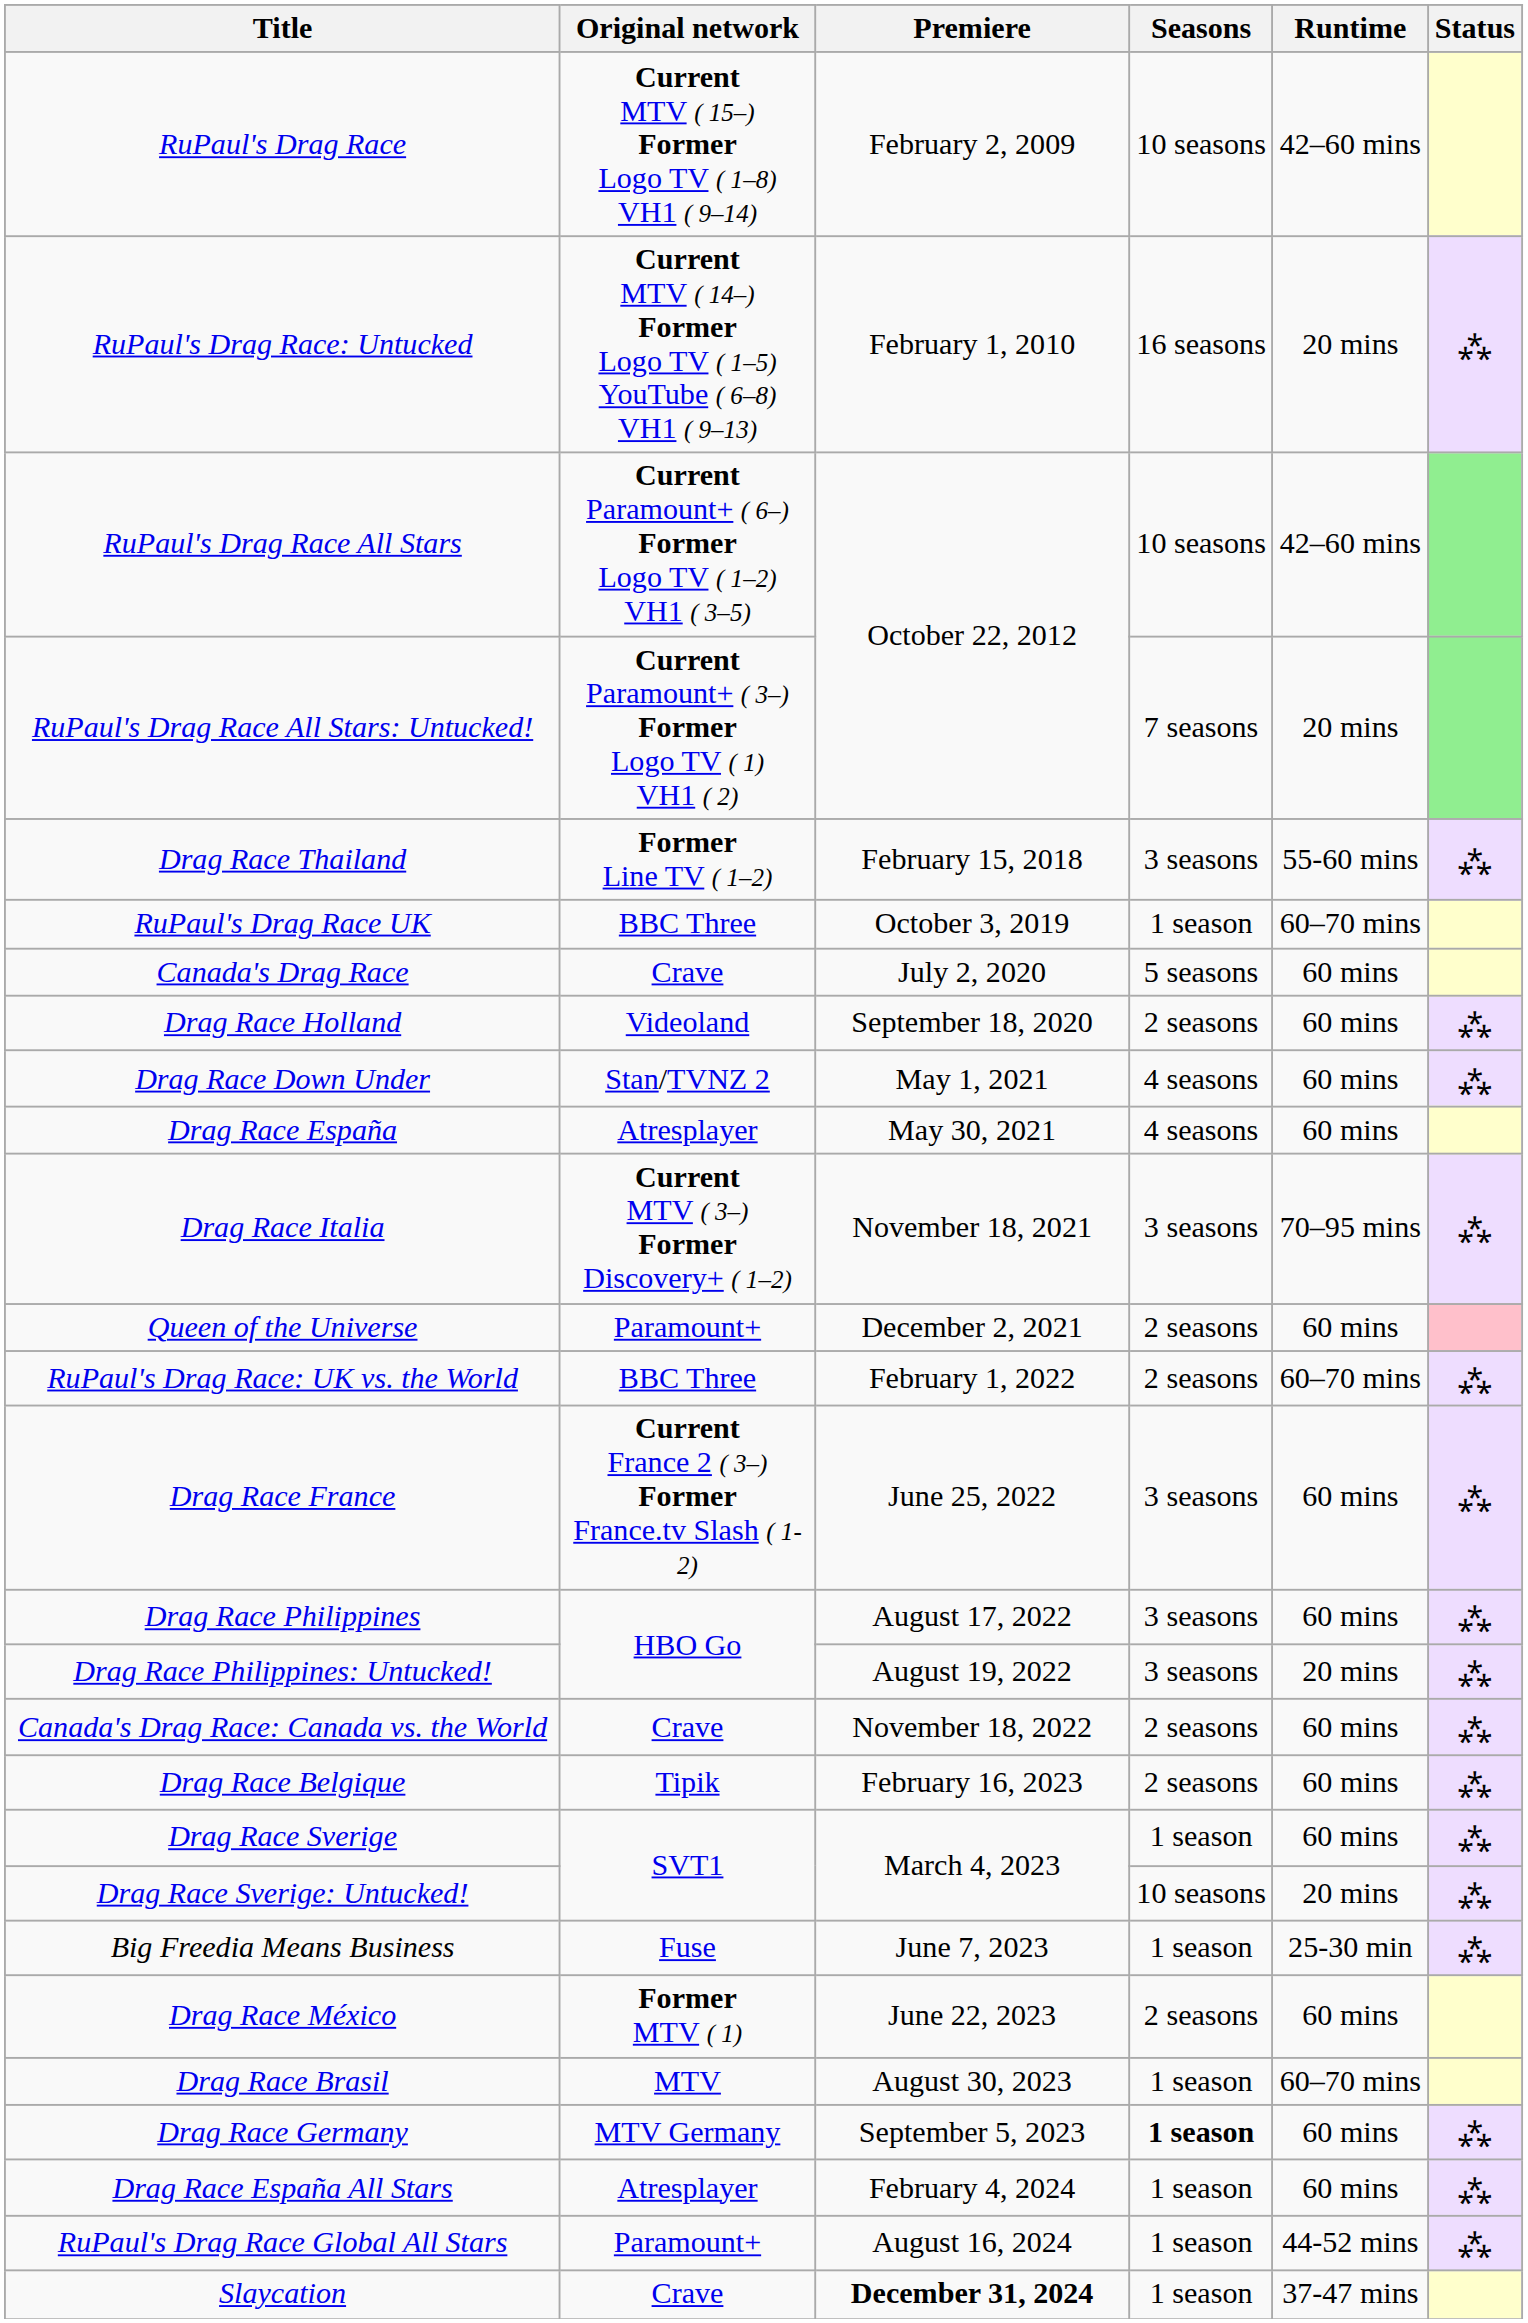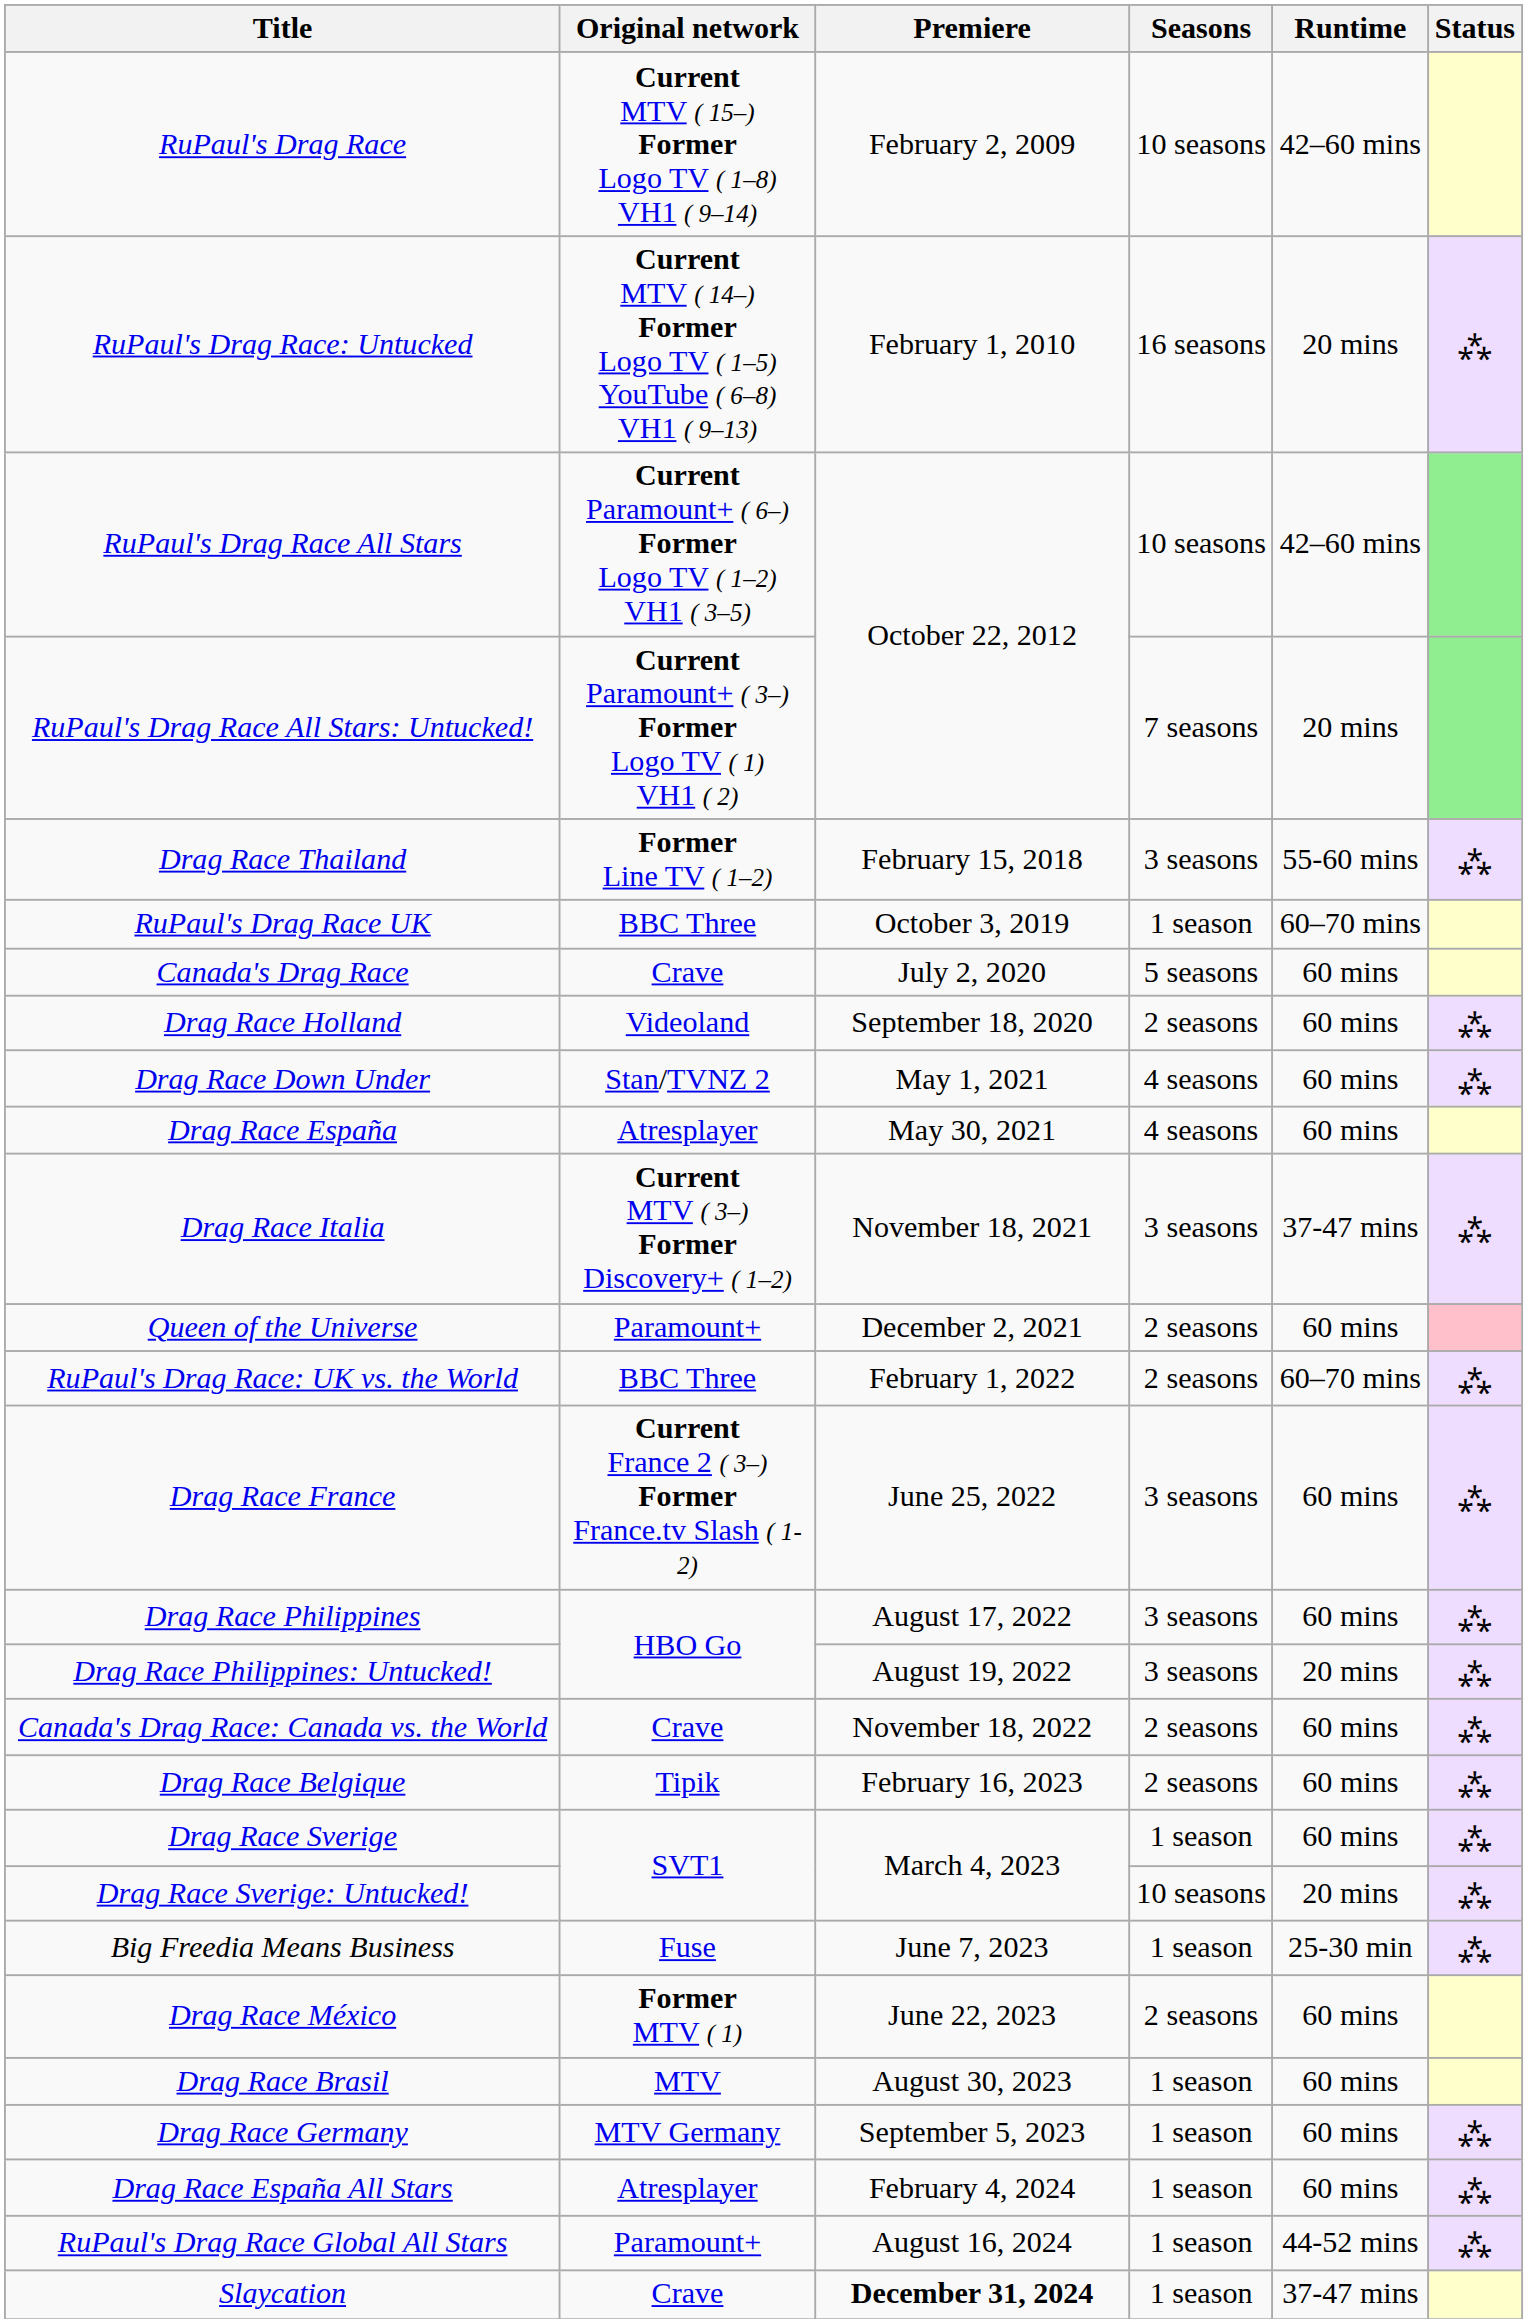(1350, 1228) 70–95 mins -> (1350, 1228) 37-47 mins
(1350, 2080) 60–70 mins -> (1350, 2080) 60 mins
(1201, 2132) bold -> (1201, 2132) normal
